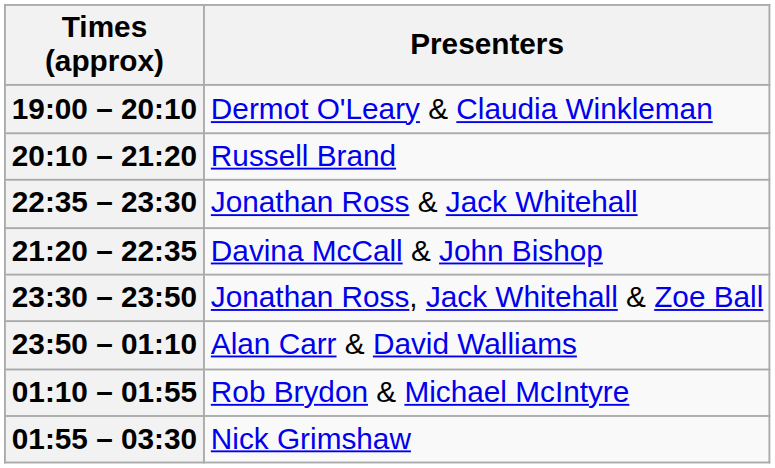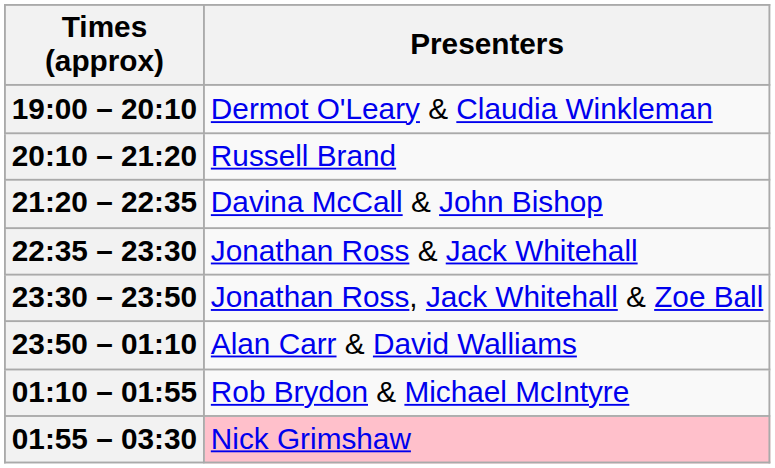rows swapped: (104, 250) <-> (104, 203)
(311, 439) no background -> (311, 439) pink background
